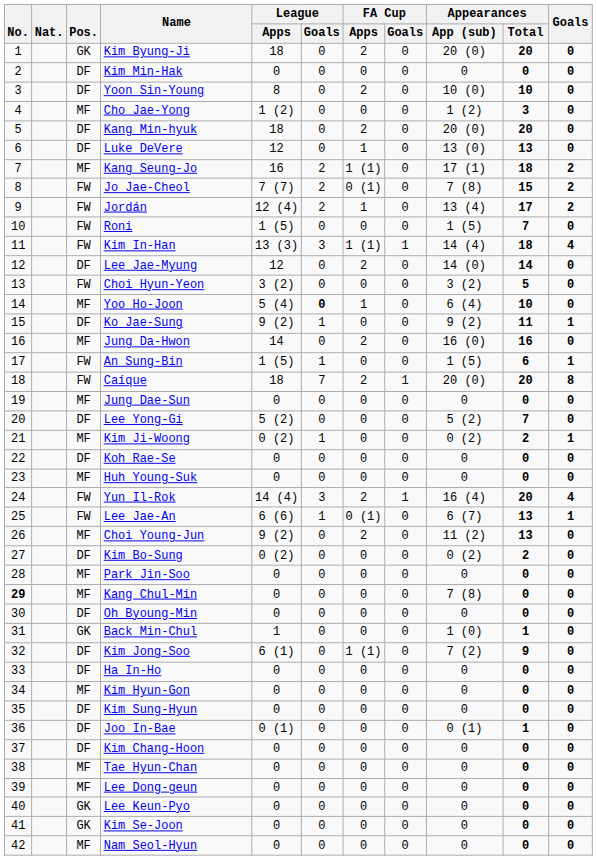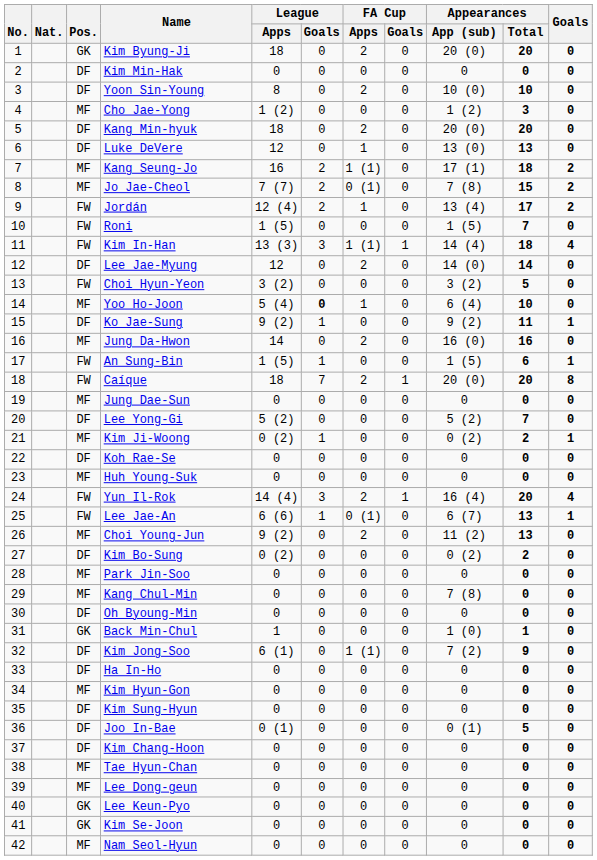(84, 189) FW -> (84, 189) MF
(18, 595) bold -> (18, 595) normal
(525, 730) 1 -> (525, 730) 5
